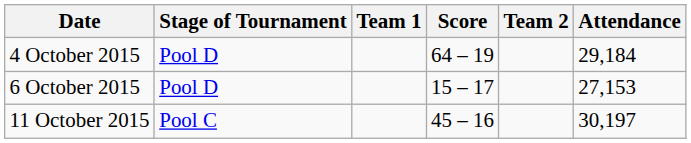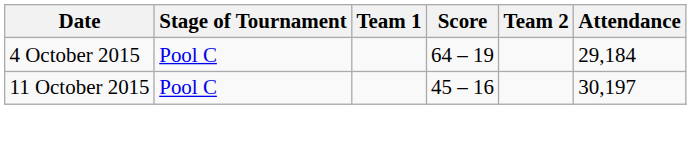(189, 54) Pool D -> (188, 54) Pool C
- row: (75, 87)
